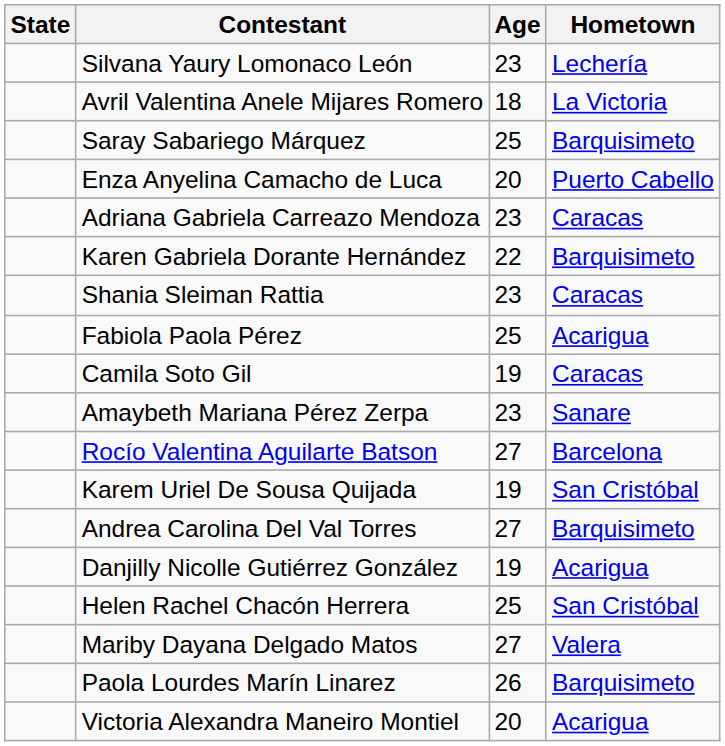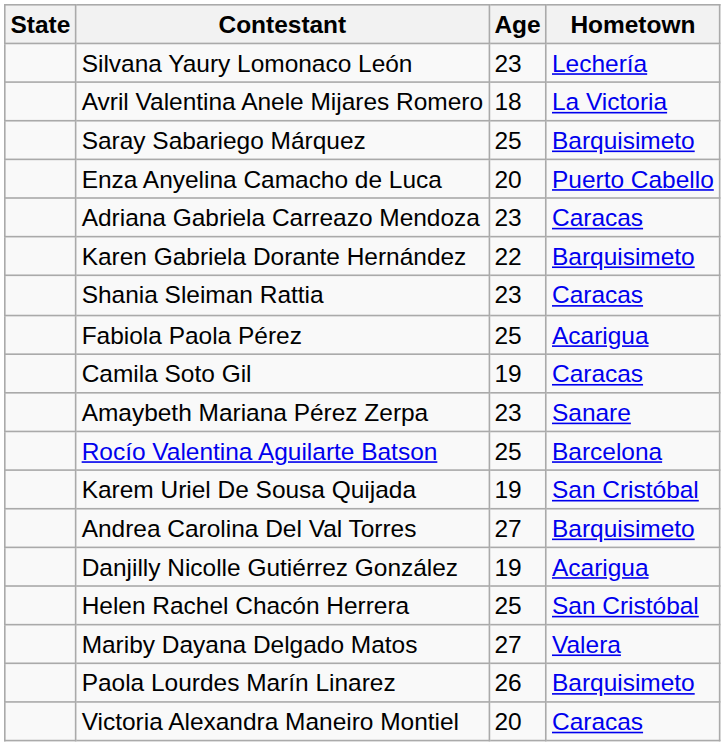(508, 451) 27 -> (508, 451) 25
(600, 722) Acarigua -> (598, 722) Caracas
